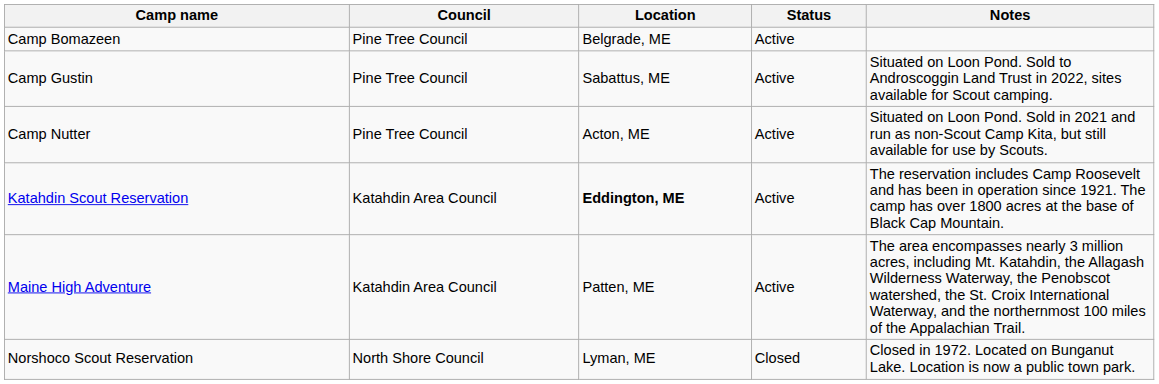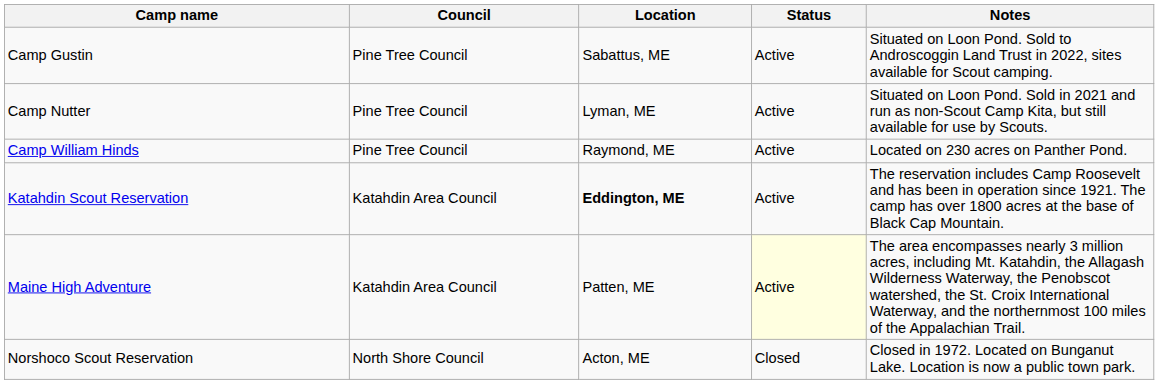- row: (64, 39)
(616, 134) Acton, ME -> (619, 111) Lyman, ME
+ row: (73, 150)
(775, 287) no background -> (775, 287) lightyellow background
(619, 359) Lyman, ME -> (616, 359) Acton, ME
